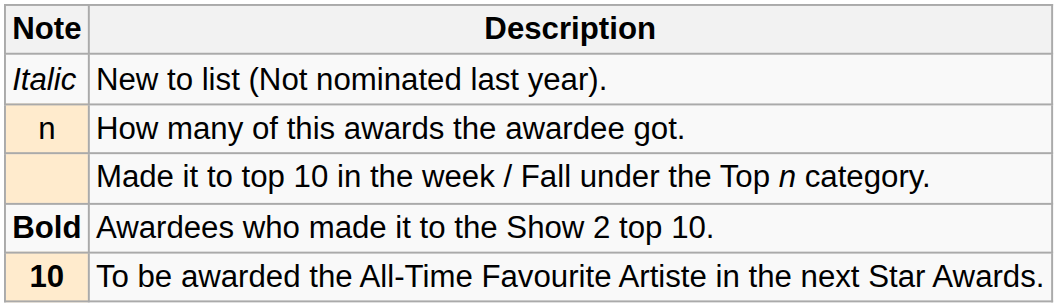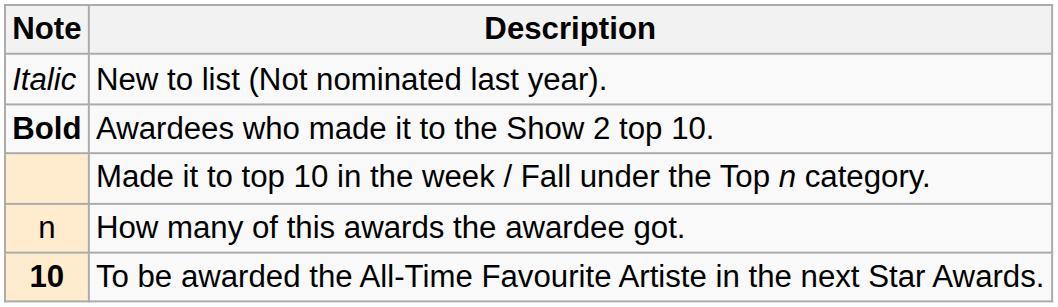rows swapped: (405, 227) <-> (391, 128)
